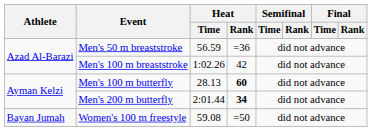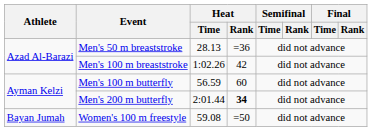(209, 47) 56.59 -> (209, 47) 28.13
(209, 83) 28.13 -> (209, 83) 56.59
(242, 83) bold -> (242, 83) normal
